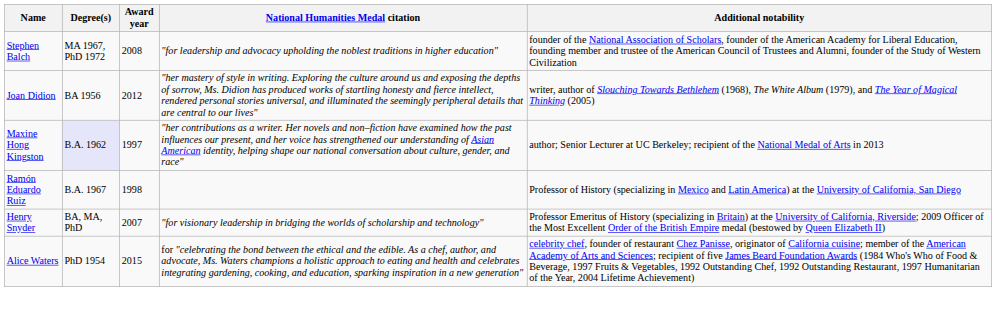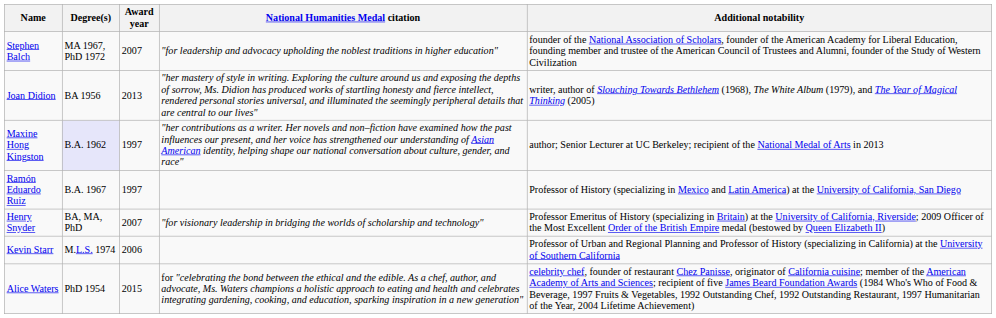(132, 51) 2008 -> (132, 51) 2007
(132, 95) 2012 -> (132, 95) 2013
(132, 189) 1998 -> (132, 189) 1997
+ row: (30, 250)
